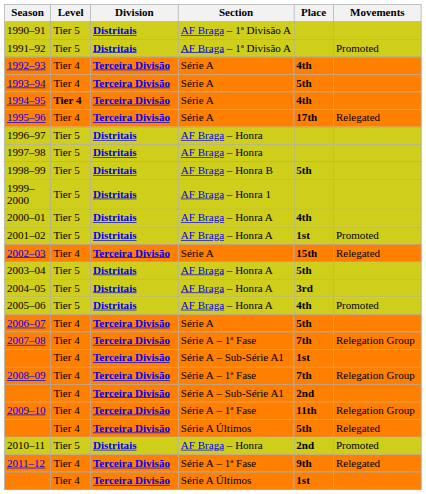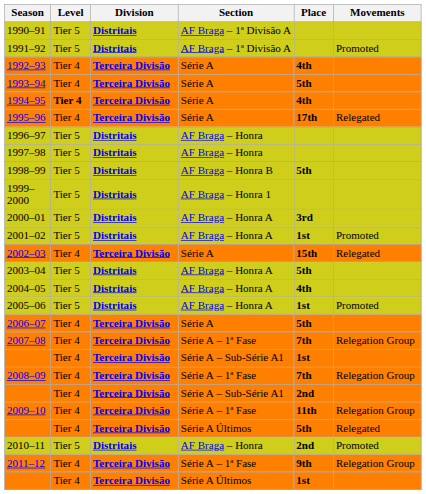(304, 218) 4th -> (305, 218) 3rd
(305, 288) 3rd -> (304, 288) 4th
(304, 305) 4th -> (303, 305) 1st
(358, 463) Relegated -> (375, 463) Relegation Group
